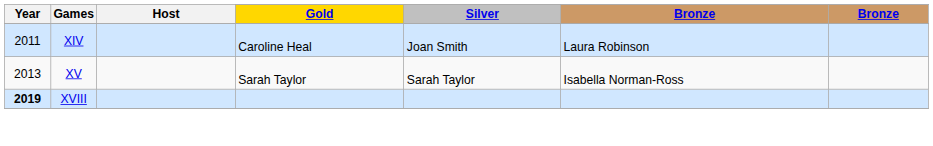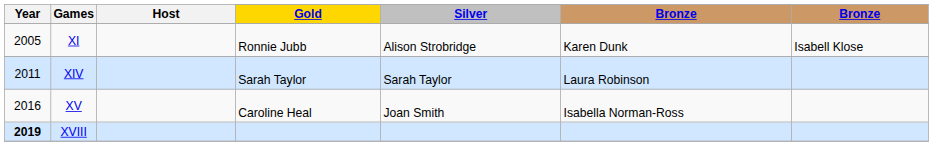+ row: (74, 40)
(275, 47) Caroline Heal -> (272, 80) Sarah Taylor
(437, 47) Joan Smith -> (417, 80) Sarah Taylor
(27, 73) 2013 -> (27, 106) 2016
(272, 80) Sarah Taylor -> (275, 113) Caroline Heal
(441, 80) Sarah Taylor -> (414, 113) Joan Smith
